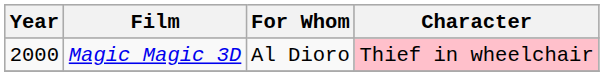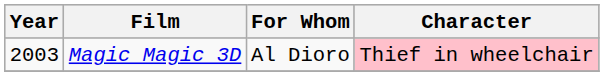(34, 55) 2000 -> (34, 55) 2003
